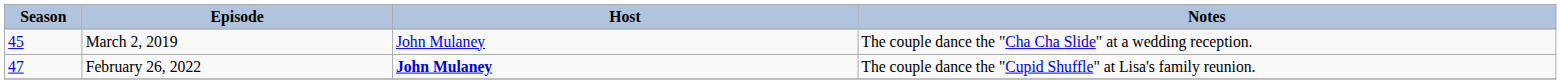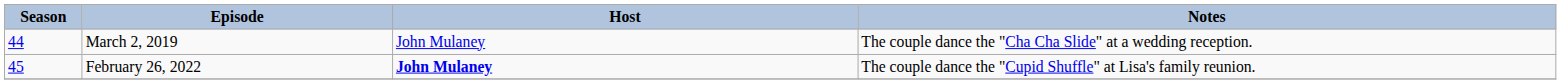(16, 41) 45 -> (16, 41) 44
(16, 66) 47 -> (16, 66) 45
